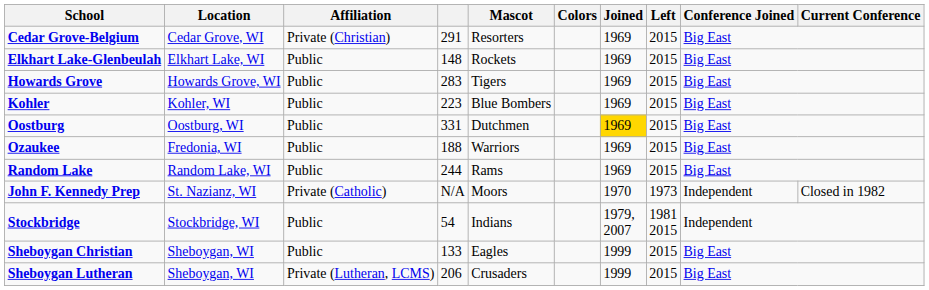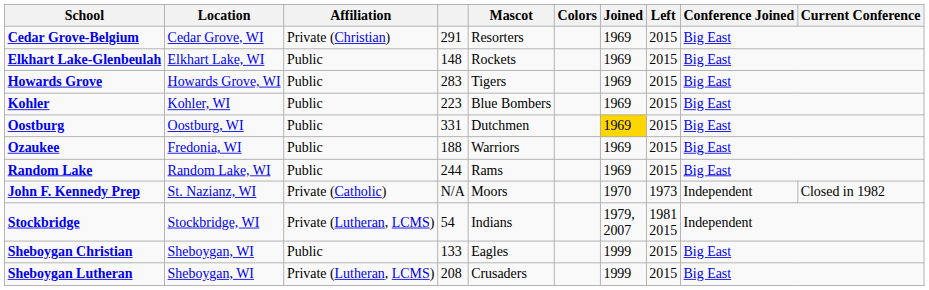(305, 222) Public -> (361, 222) Private (Lutheran, LCMS)
(451, 274) 206 -> (451, 274) 208
